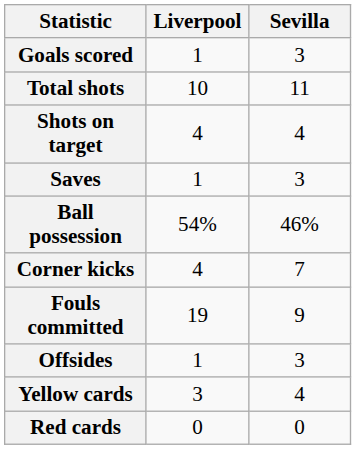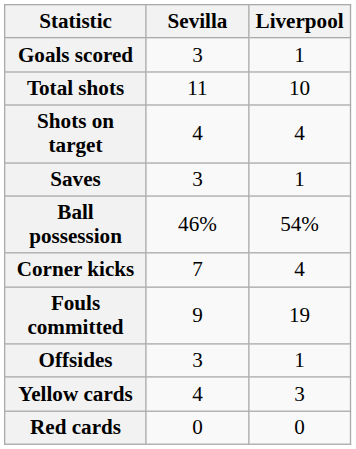columns swapped: (197, 21) <-> (300, 21)
